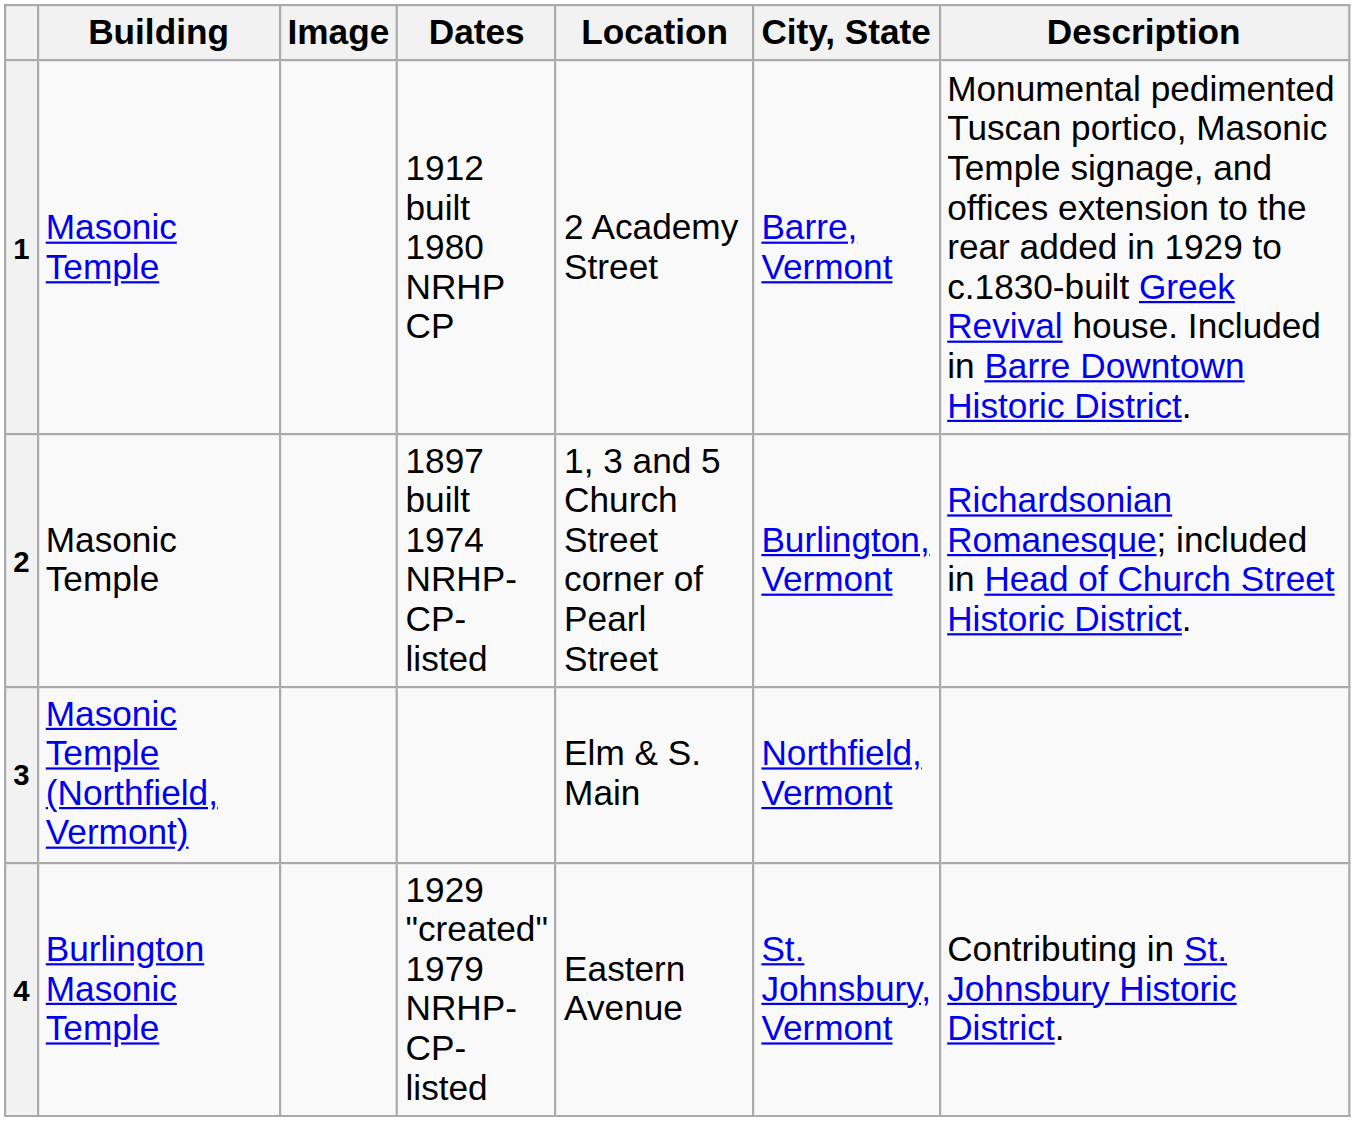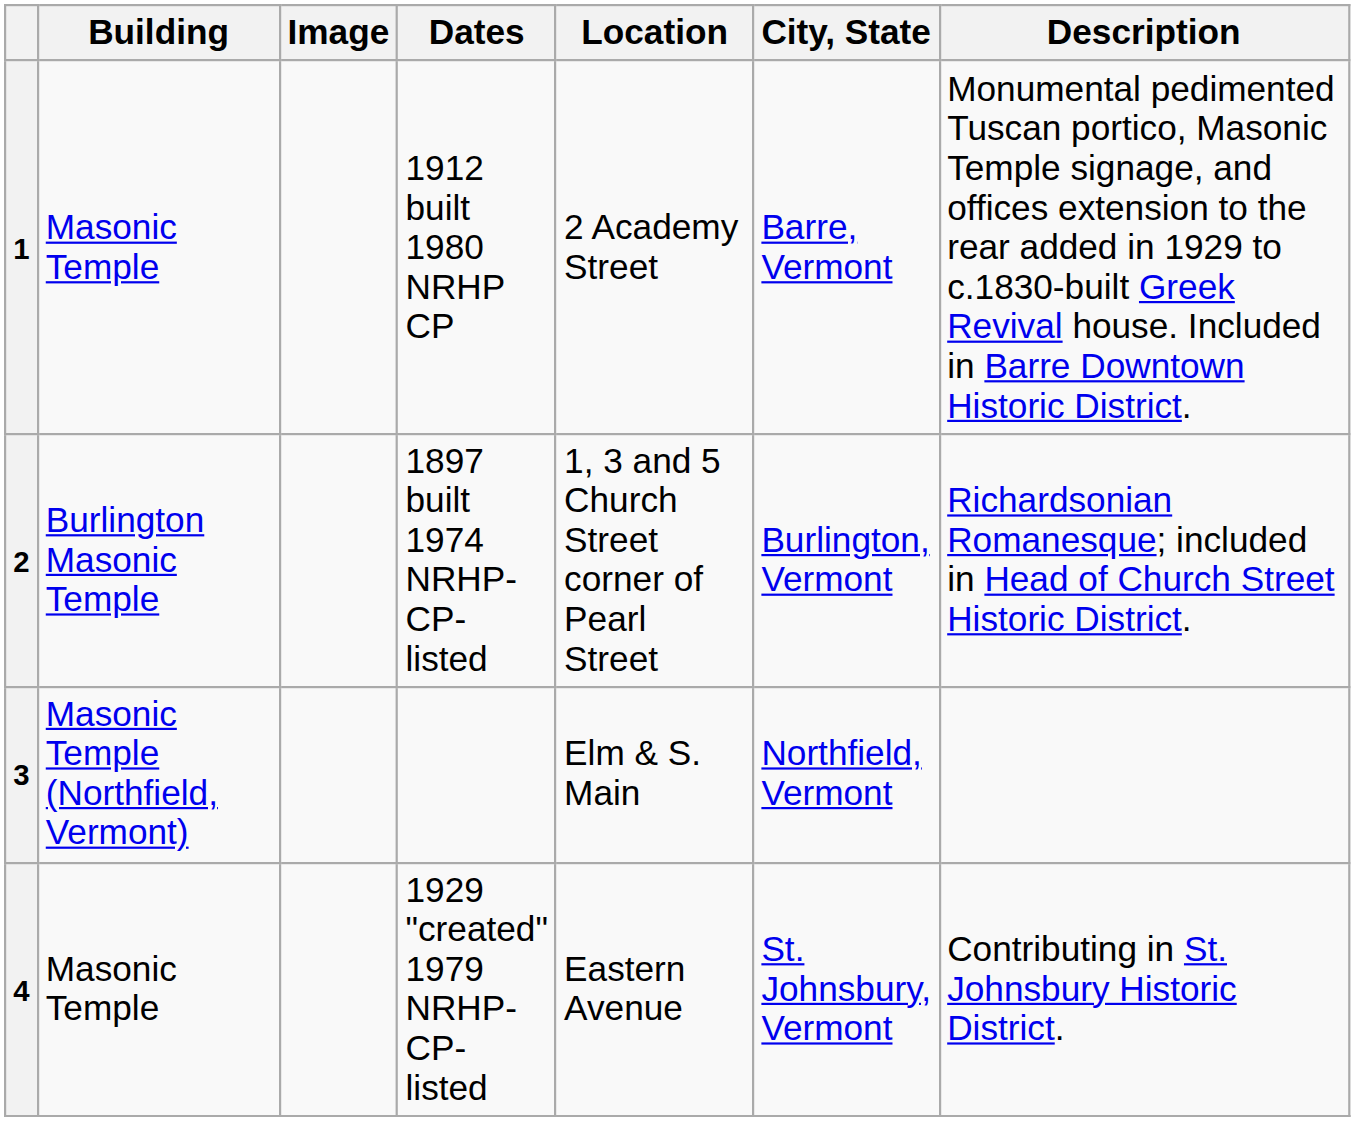(111, 559) Masonic Temple -> (125, 559) Burlington Masonic Temple
(125, 988) Burlington Masonic Temple -> (111, 988) Masonic Temple
